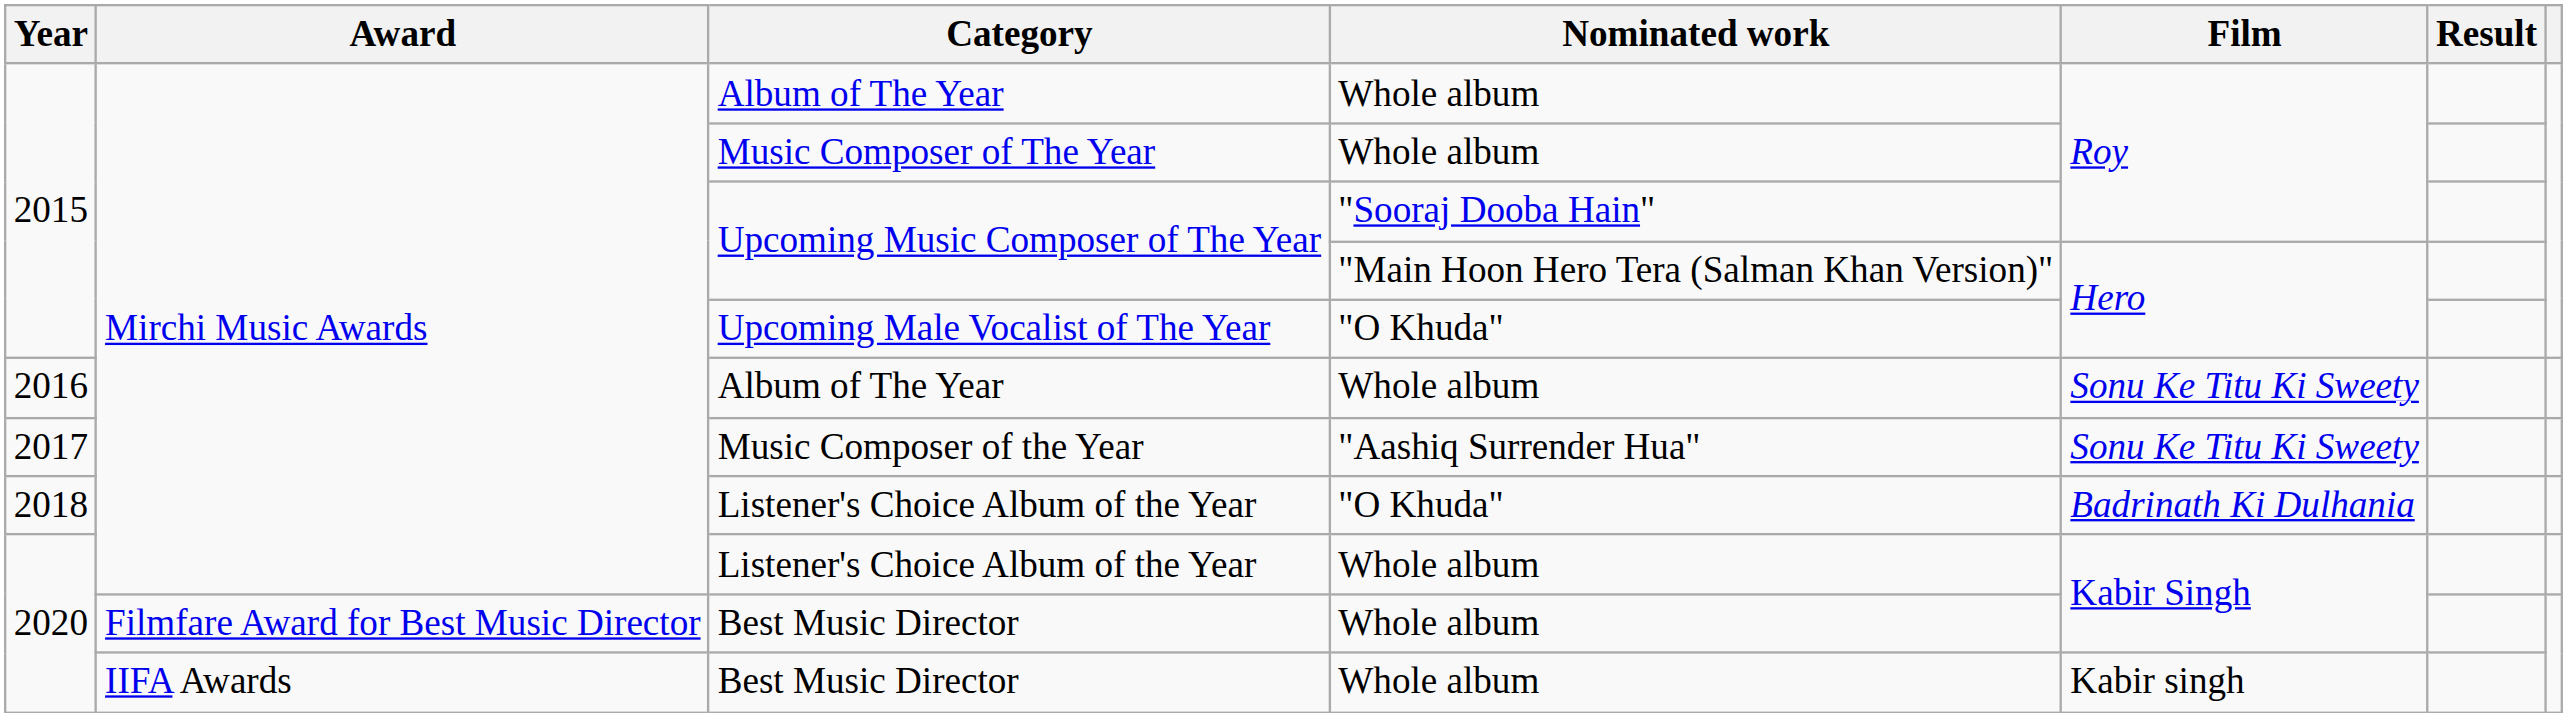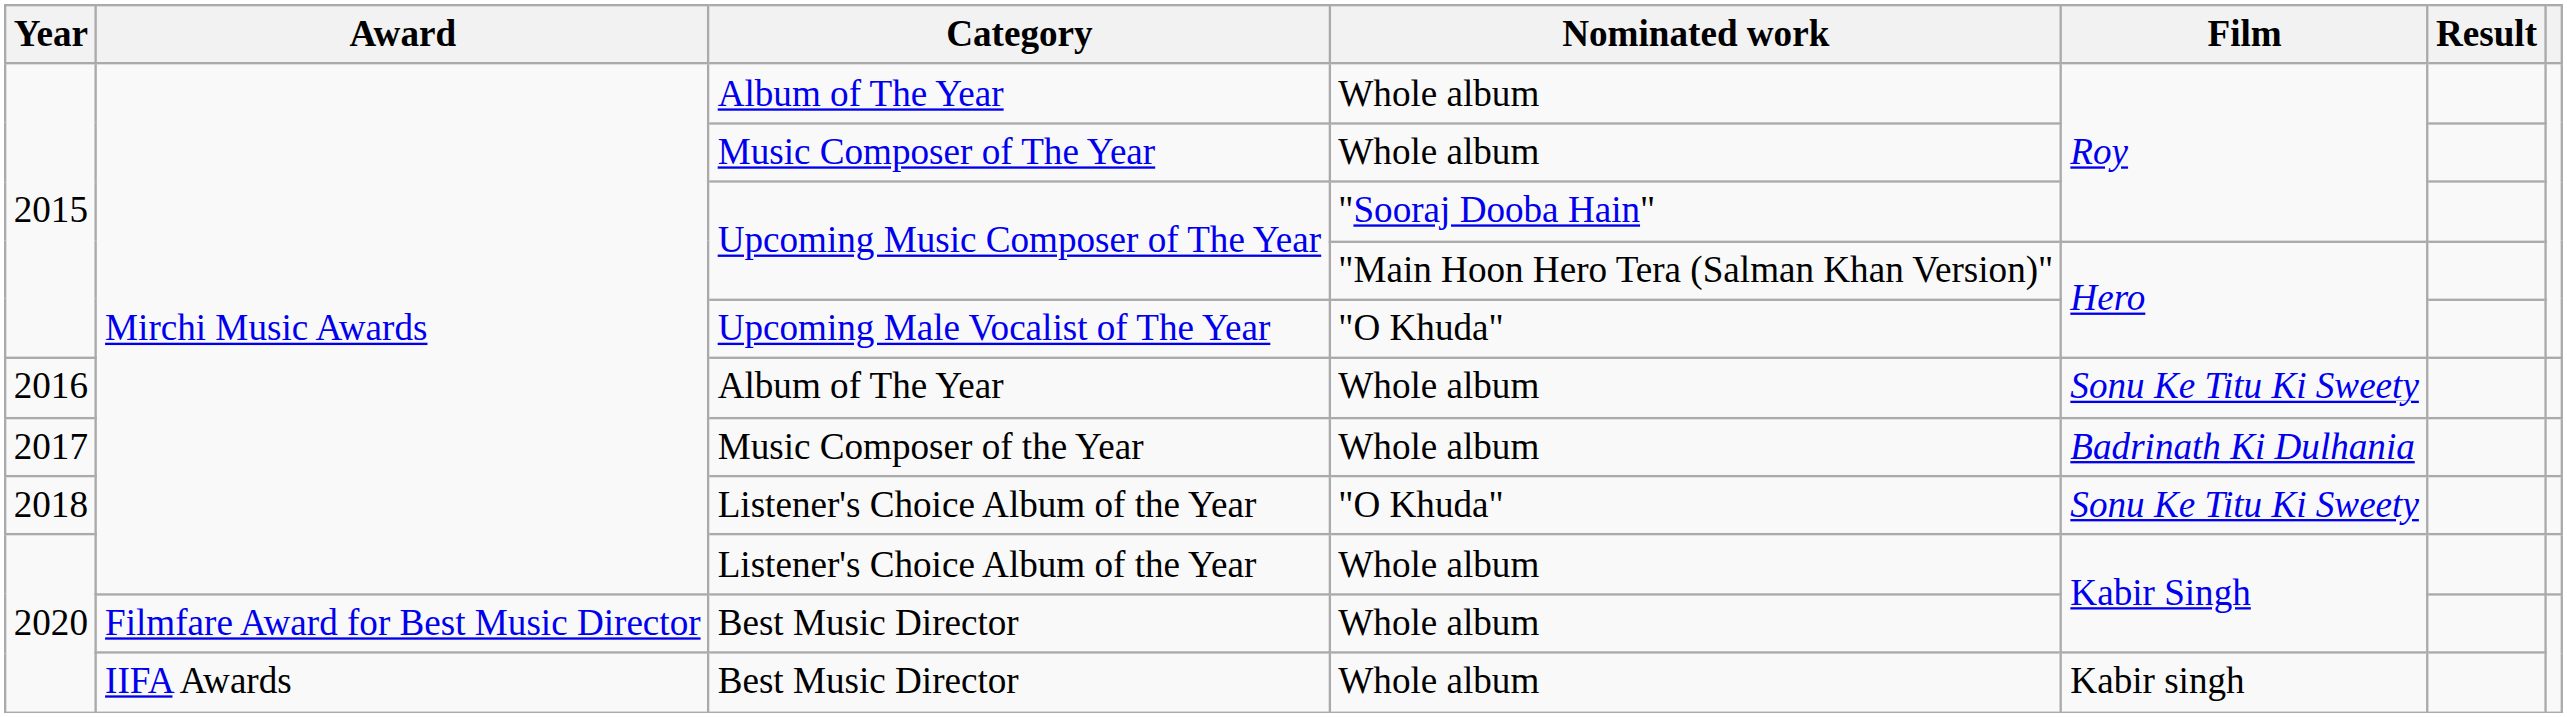(1519, 446) "Aashiq Surrender Hua" -> (1439, 446) Whole album
(2245, 446) Sonu Ke Titu Ki Sweety -> (2243, 446) Badrinath Ki Dulhania
(2243, 504) Badrinath Ki Dulhania -> (2245, 504) Sonu Ke Titu Ki Sweety
